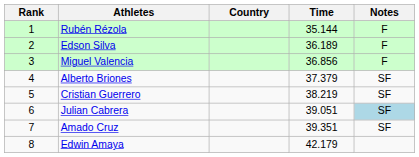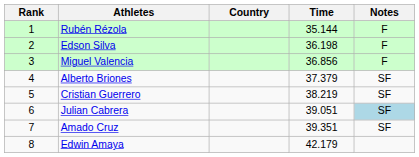(322, 45) 36.189 -> (322, 45) 36.198
